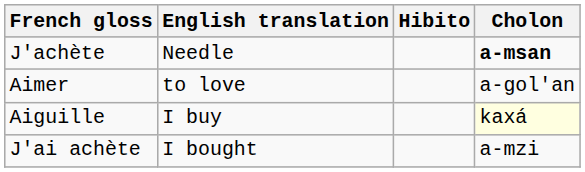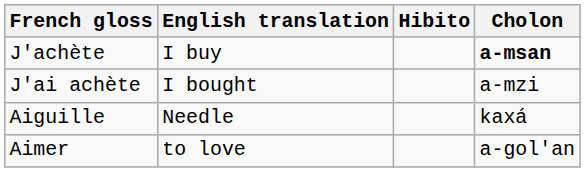(198, 53) Needle -> (192, 53) I buy
rows swapped: (75, 151) <-> (39, 86)
(192, 118) I buy -> (198, 118) Needle
(503, 118) lightyellow background -> (503, 118) no background
